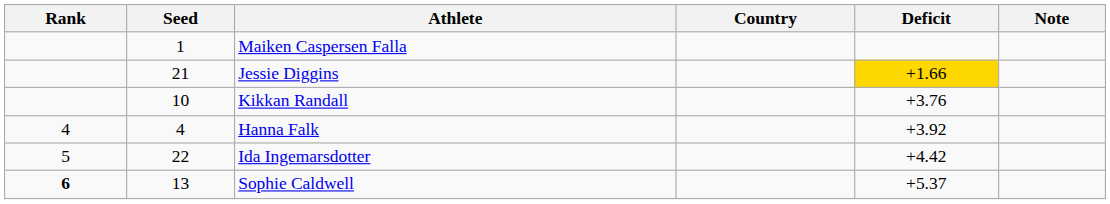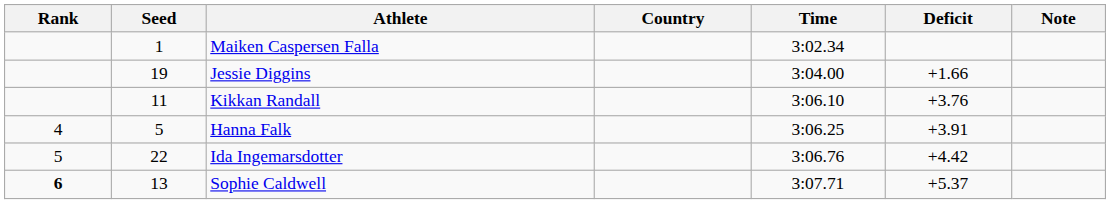+ column: (818, 18)
(180, 73) 21 -> (159, 73) 19
(926, 73) gold background -> (948, 73) no background
(180, 101) 10 -> (159, 101) 11
(180, 128) 4 -> (159, 128) 5
(926, 128) +3.92 -> (948, 128) +3.91
